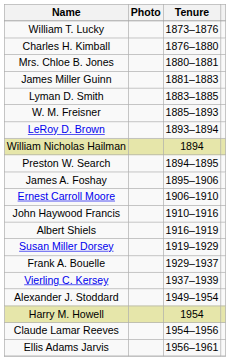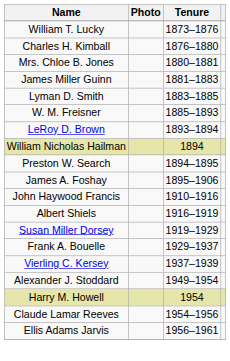- row: (66, 197)
